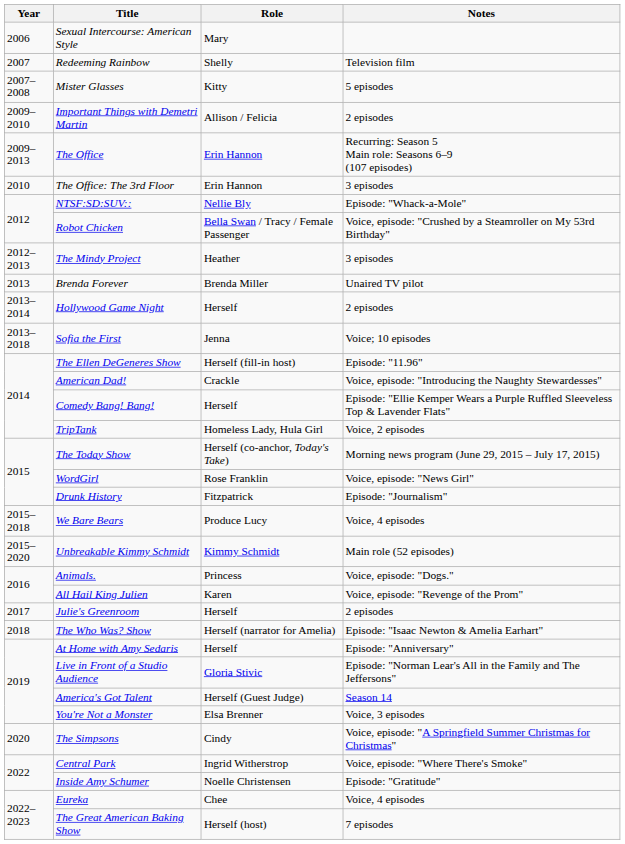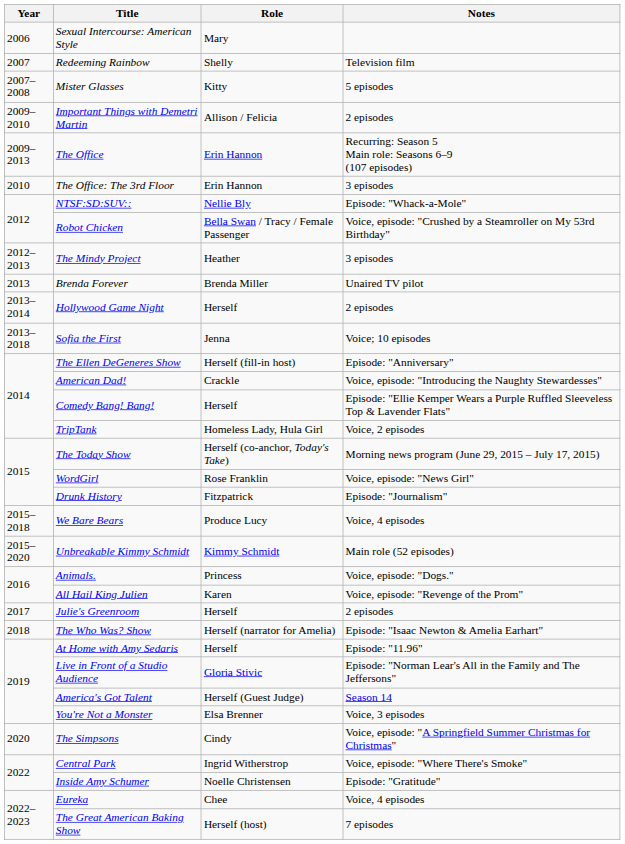(384, 362) Episode: "11.96" -> (400, 362) Episode: "Anniversary"
(400, 648) Episode: "Anniversary" -> (384, 648) Episode: "11.96"
